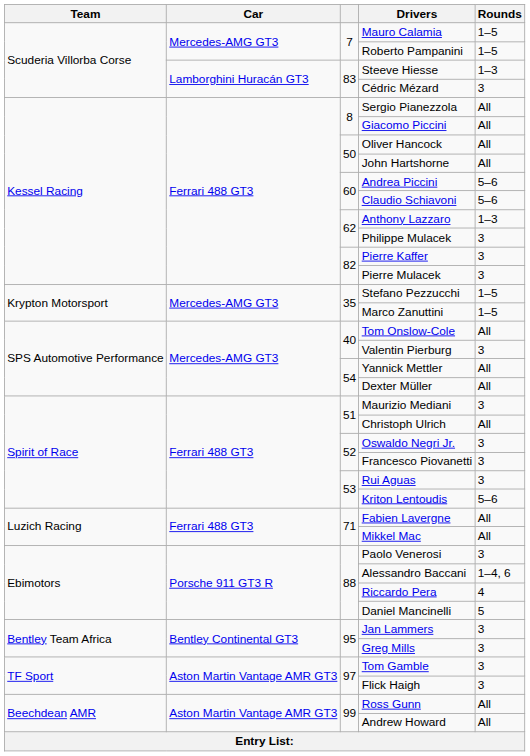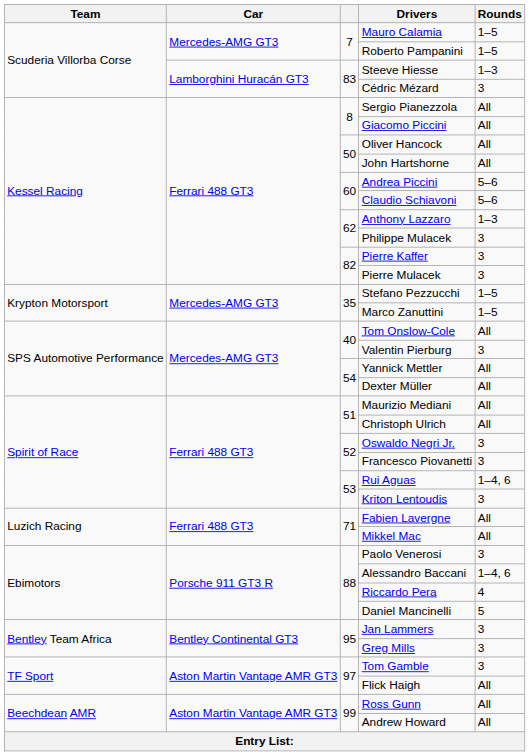(481, 405) 3 -> (484, 405) All
(481, 480) 3 -> (494, 480) 1–4, 6
(488, 498) 5–6 -> (481, 498) 3
(481, 685) 3 -> (484, 685) All
